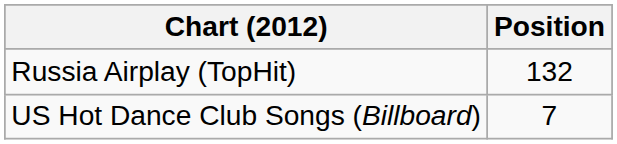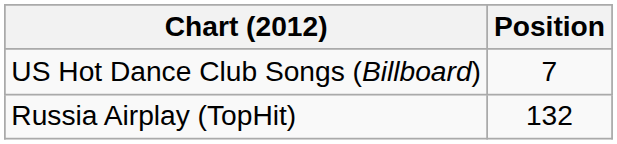rows swapped: (154, 71) <-> (246, 116)
